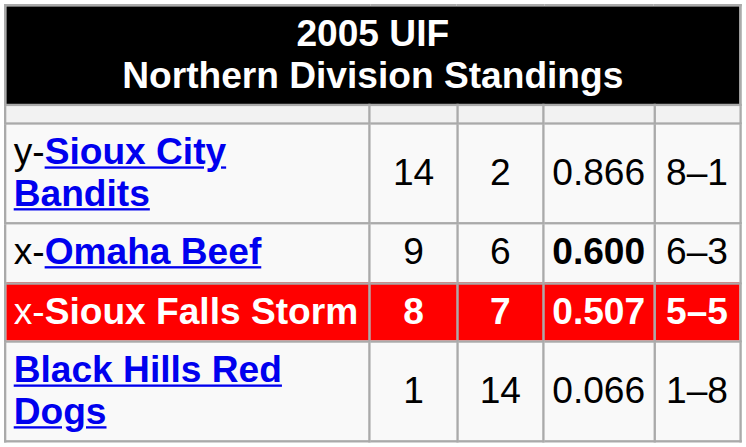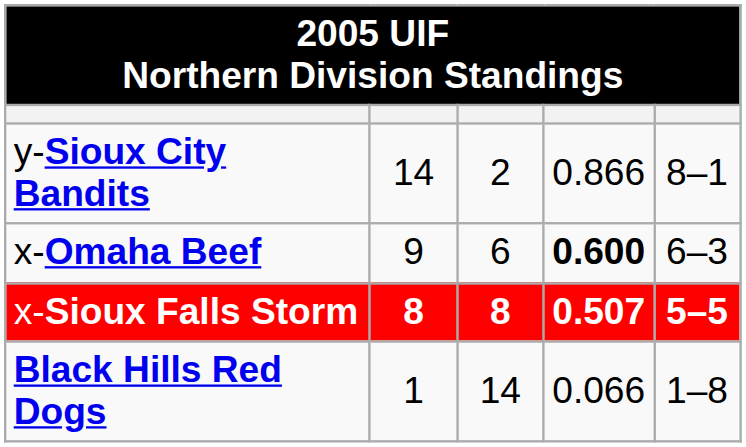(500, 311) 7 -> (500, 311) 8
